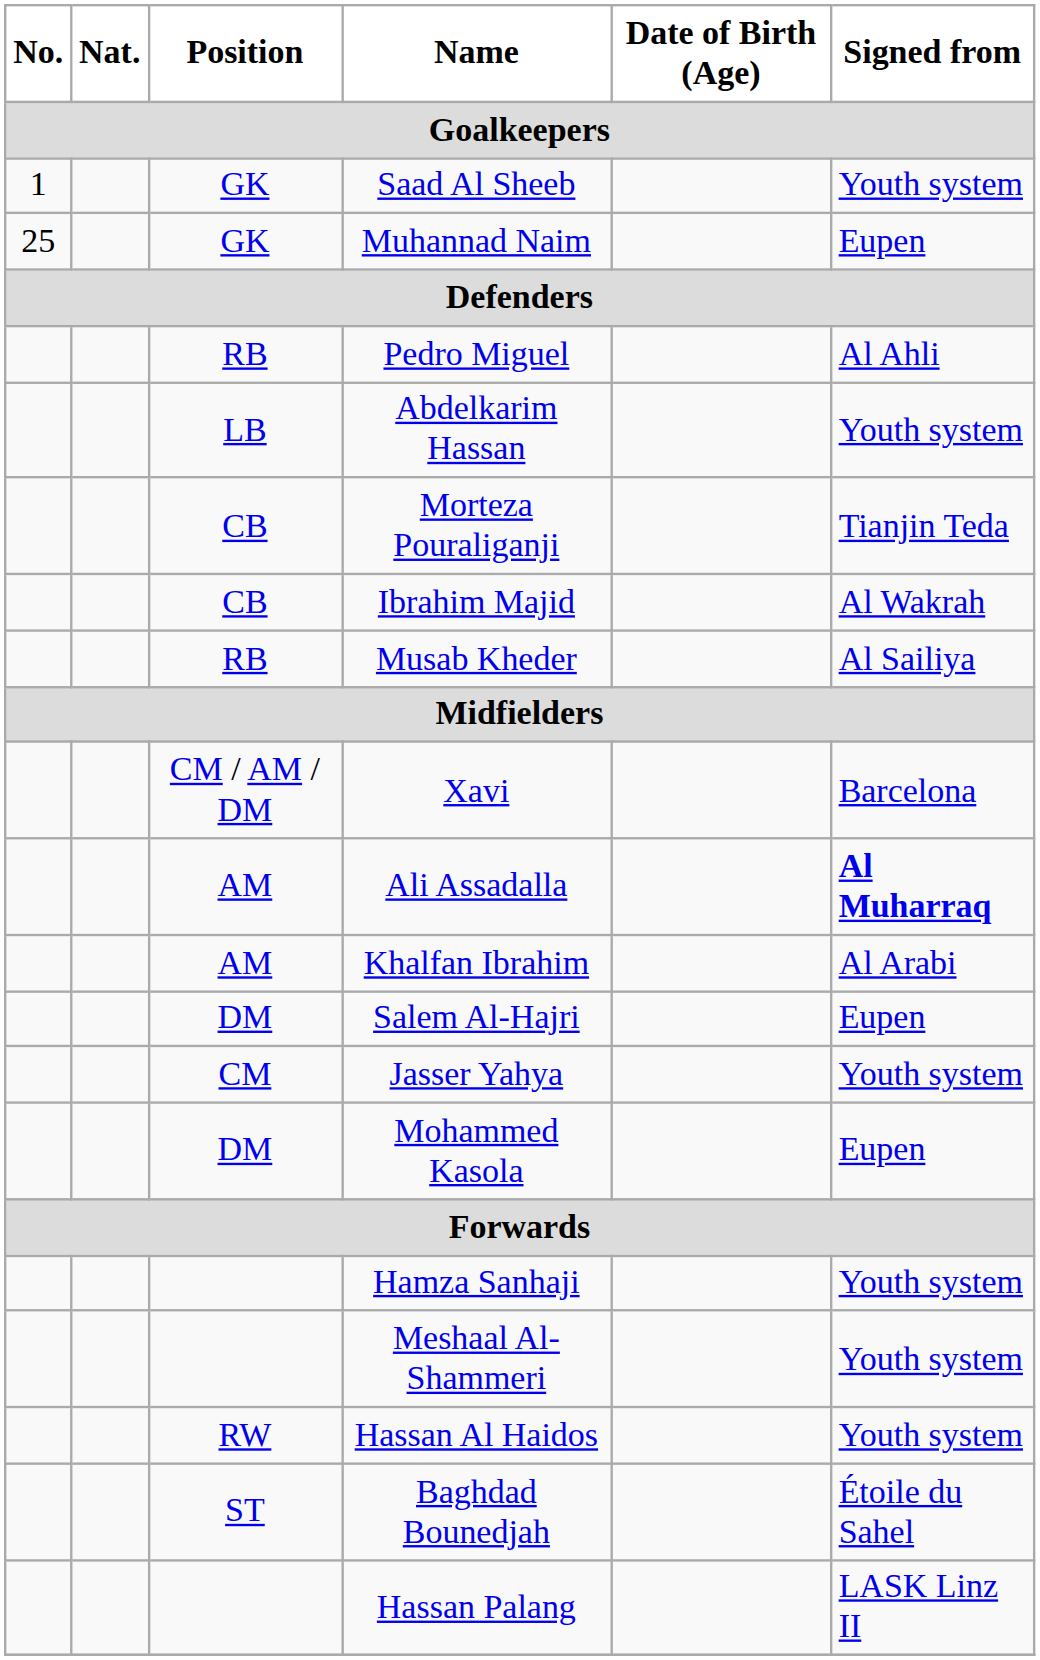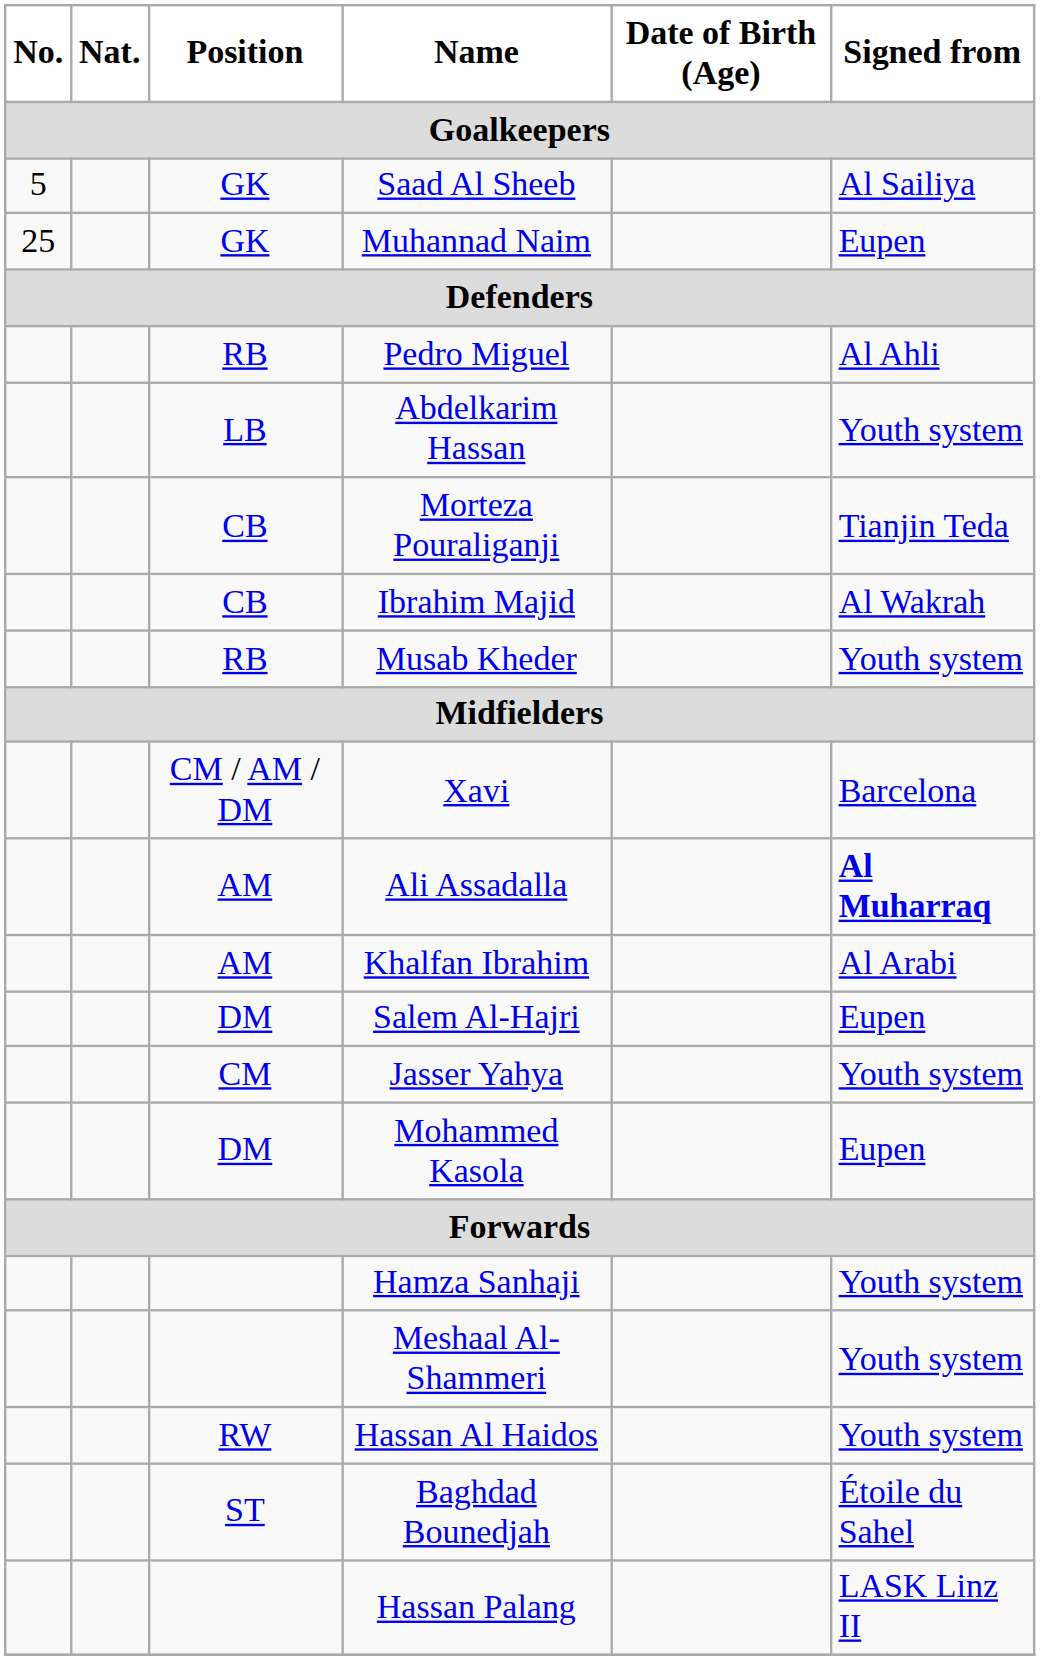(38, 185) 1 -> (38, 185) 5
(931, 185) Youth system -> (907, 185) Al Sailiya
(907, 657) Al Sailiya -> (931, 657) Youth system
